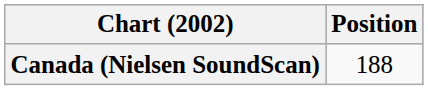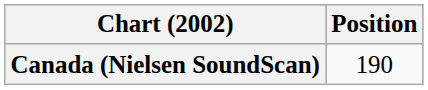(374, 63) 188 -> (374, 63) 190
